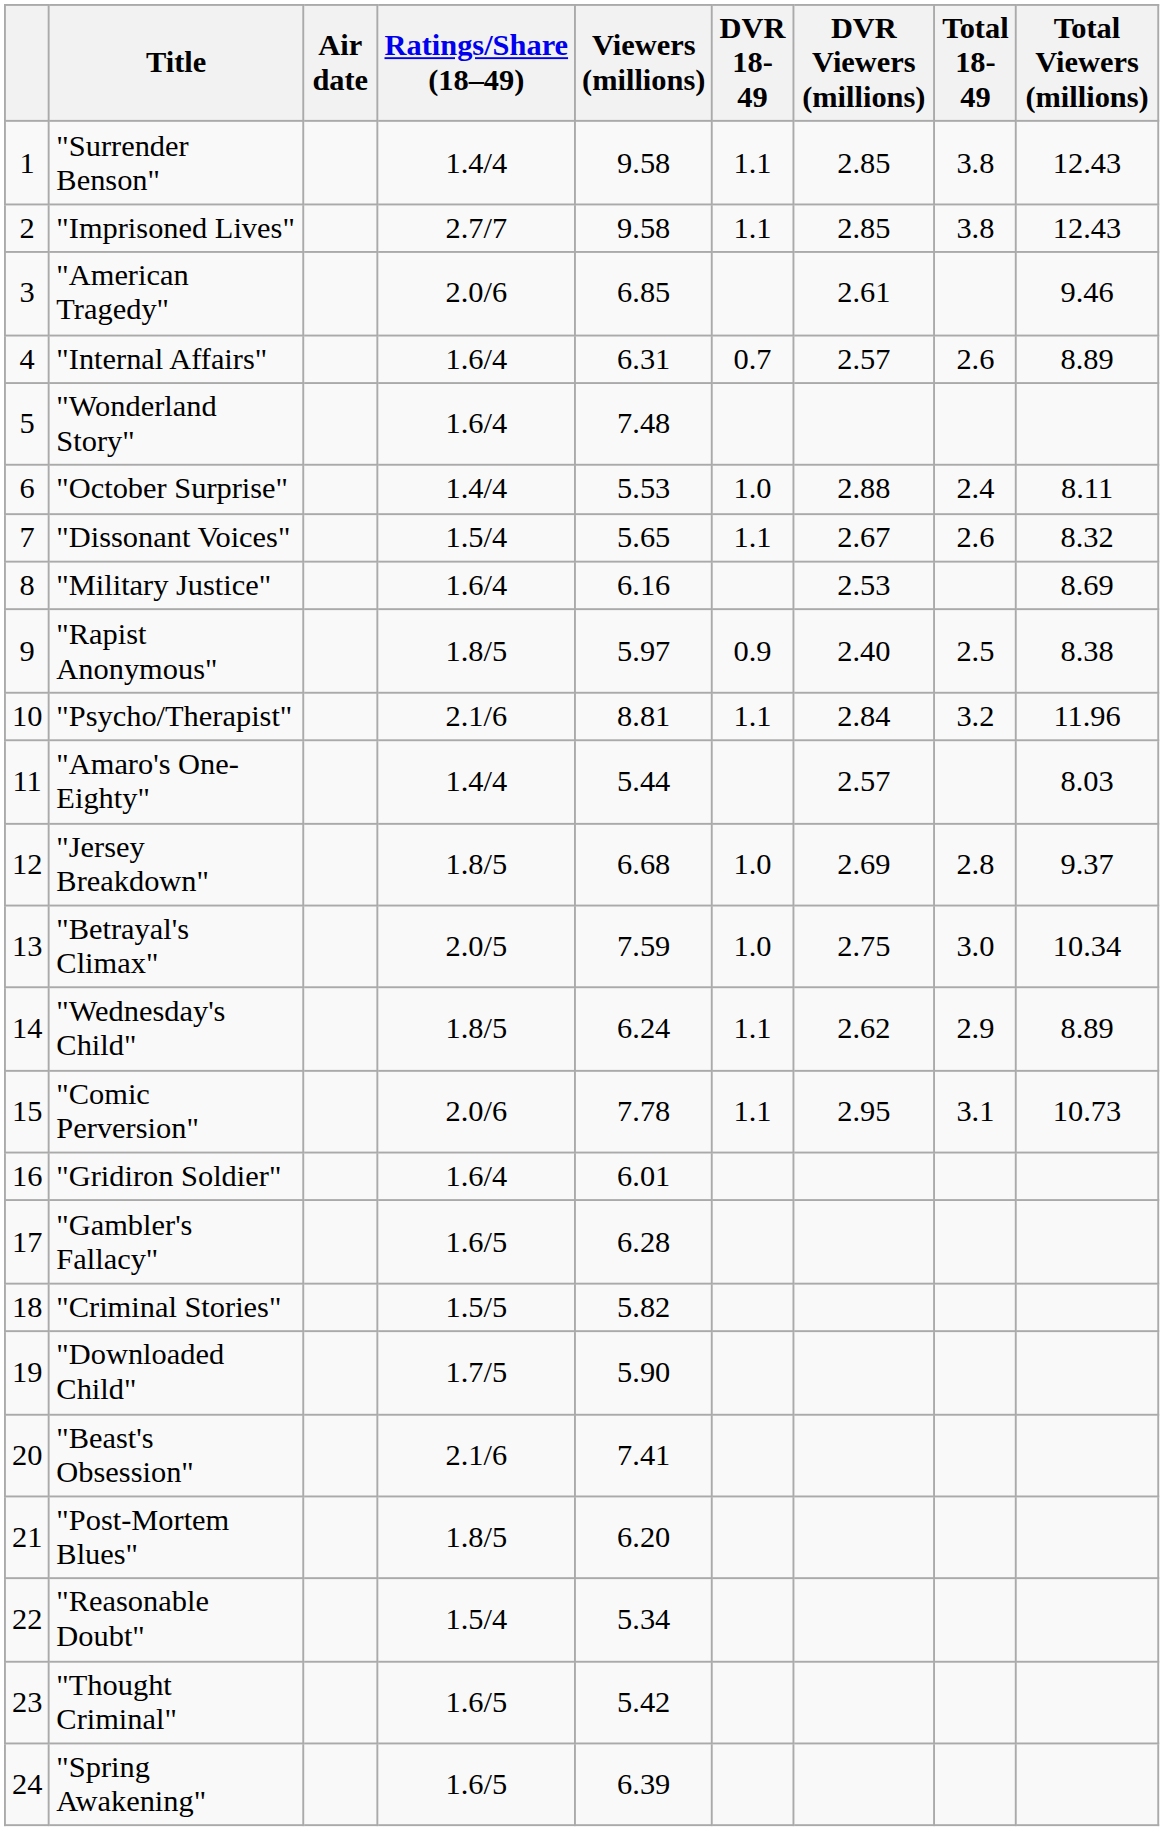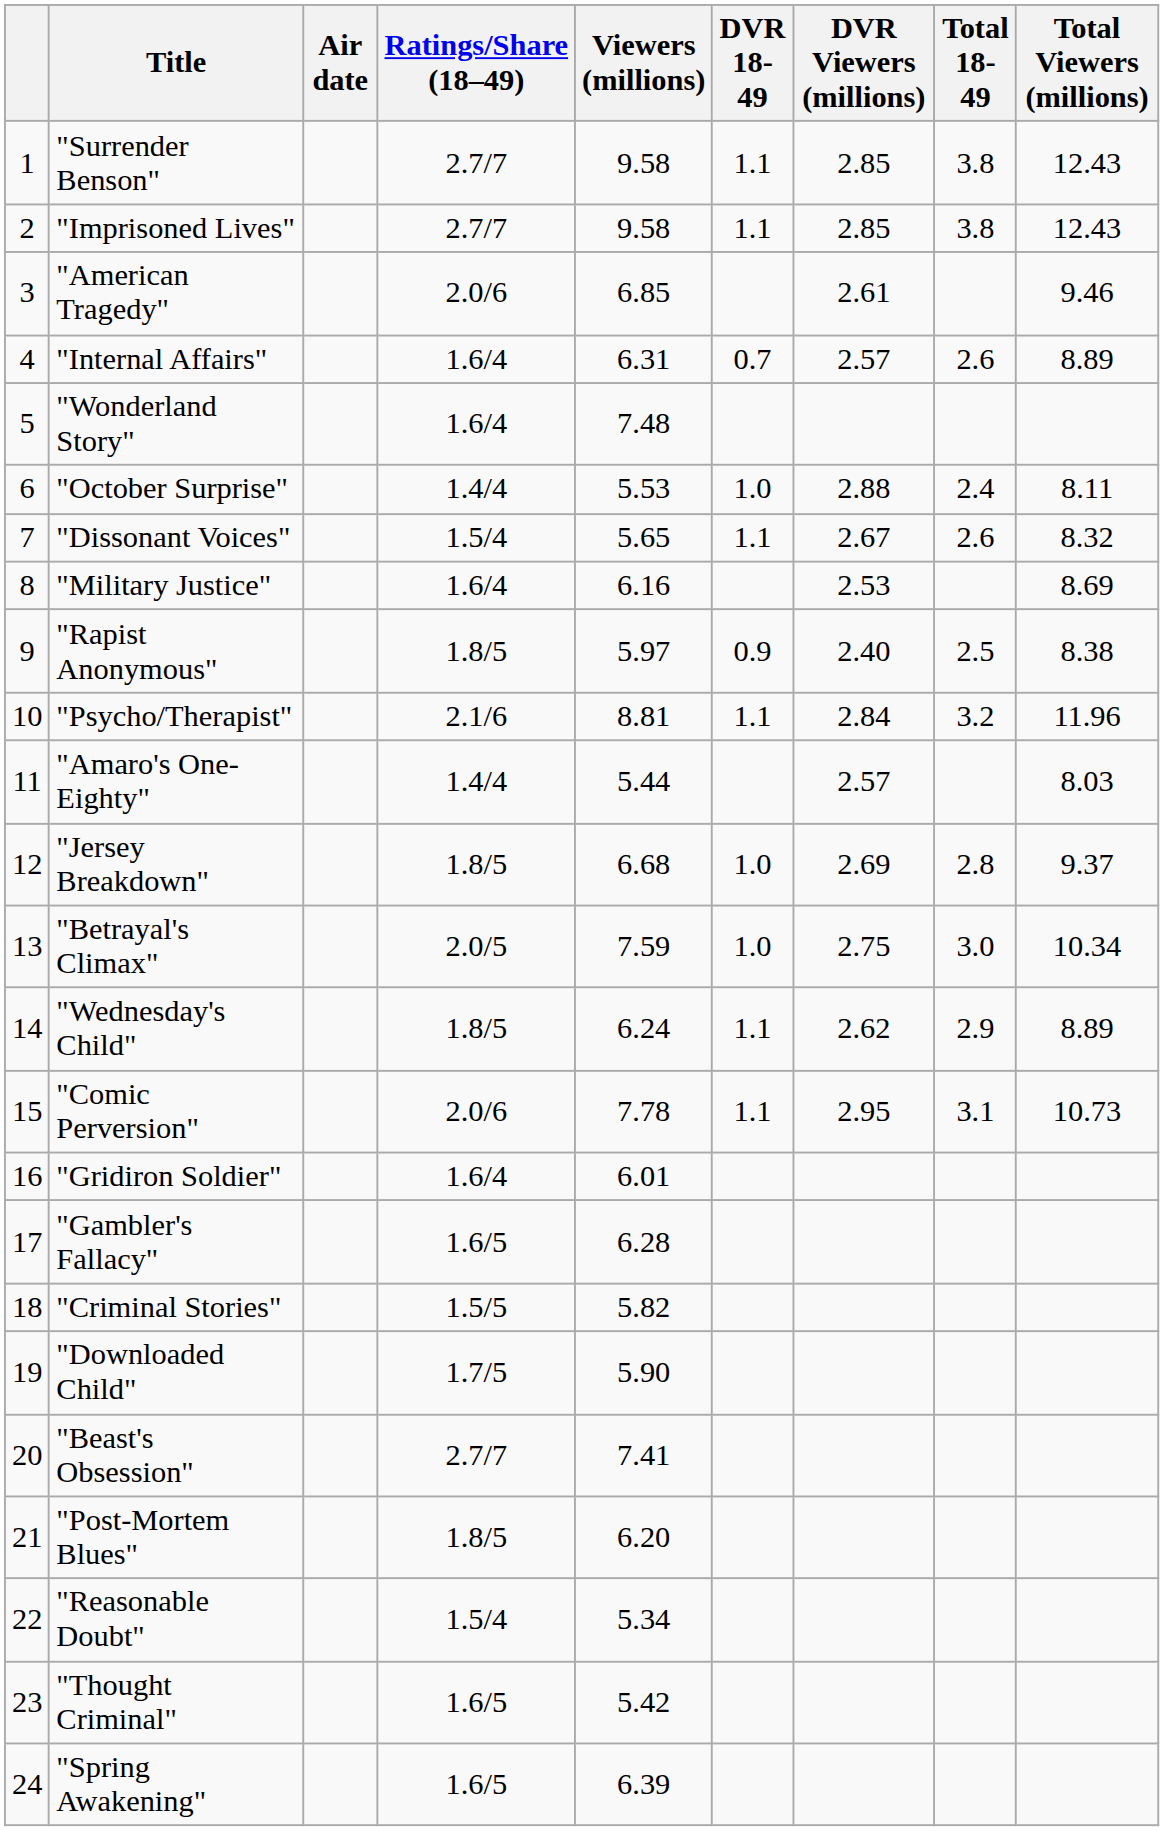(476, 162) 1.4/4 -> (476, 162) 2.7/7
(476, 1454) 2.1/6 -> (476, 1454) 2.7/7
